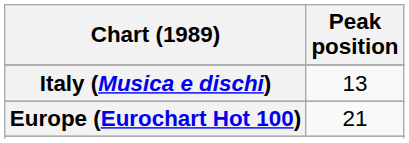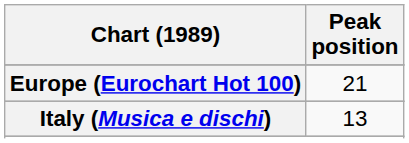rows swapped: (155, 118) <-> (155, 82)
